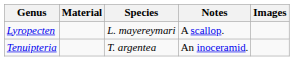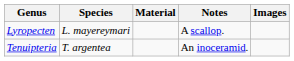columns swapped: (141, 13) <-> (82, 13)
